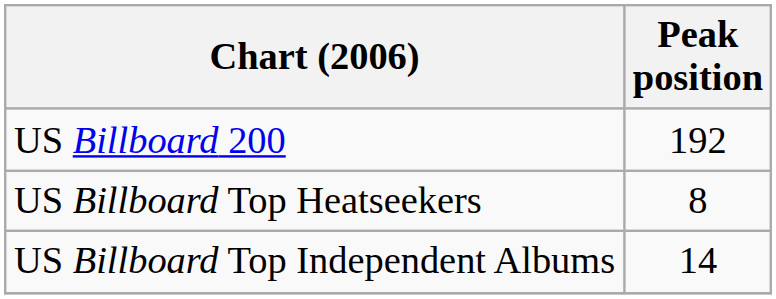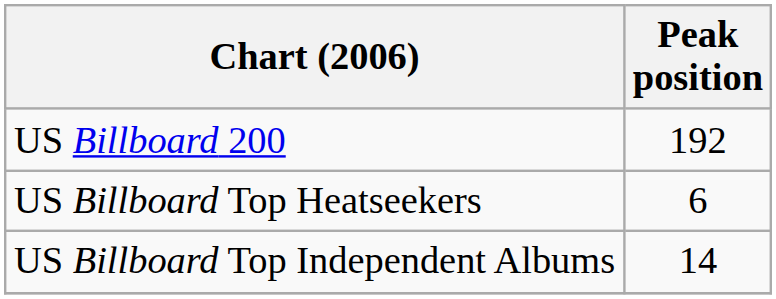(698, 199) 8 -> (698, 199) 6
